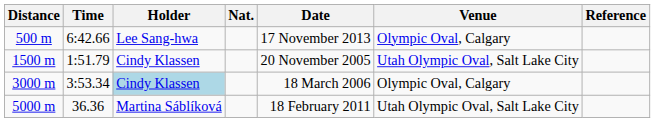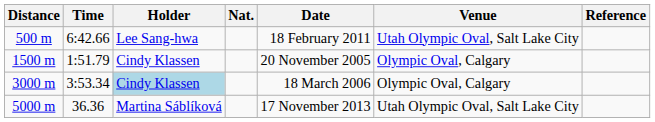(316, 38) 17 November 2013 -> (320, 38) 18 February 2011
(444, 38) Olympic Oval, Calgary -> (478, 38) Utah Olympic Oval, Salt Lake City
(478, 60) Utah Olympic Oval, Salt Lake City -> (444, 60) Olympic Oval, Calgary
(320, 106) 18 February 2011 -> (316, 106) 17 November 2013
